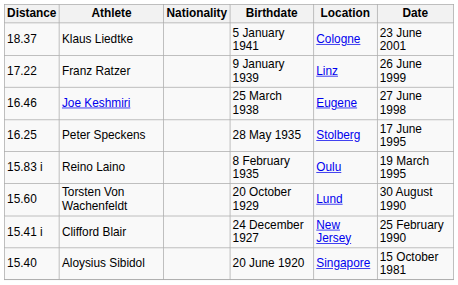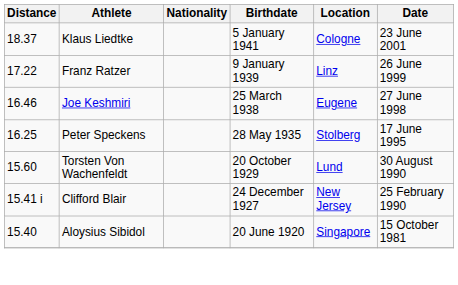- row: (94, 167)
